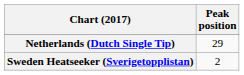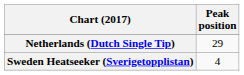(218, 61) 2 -> (218, 61) 4
